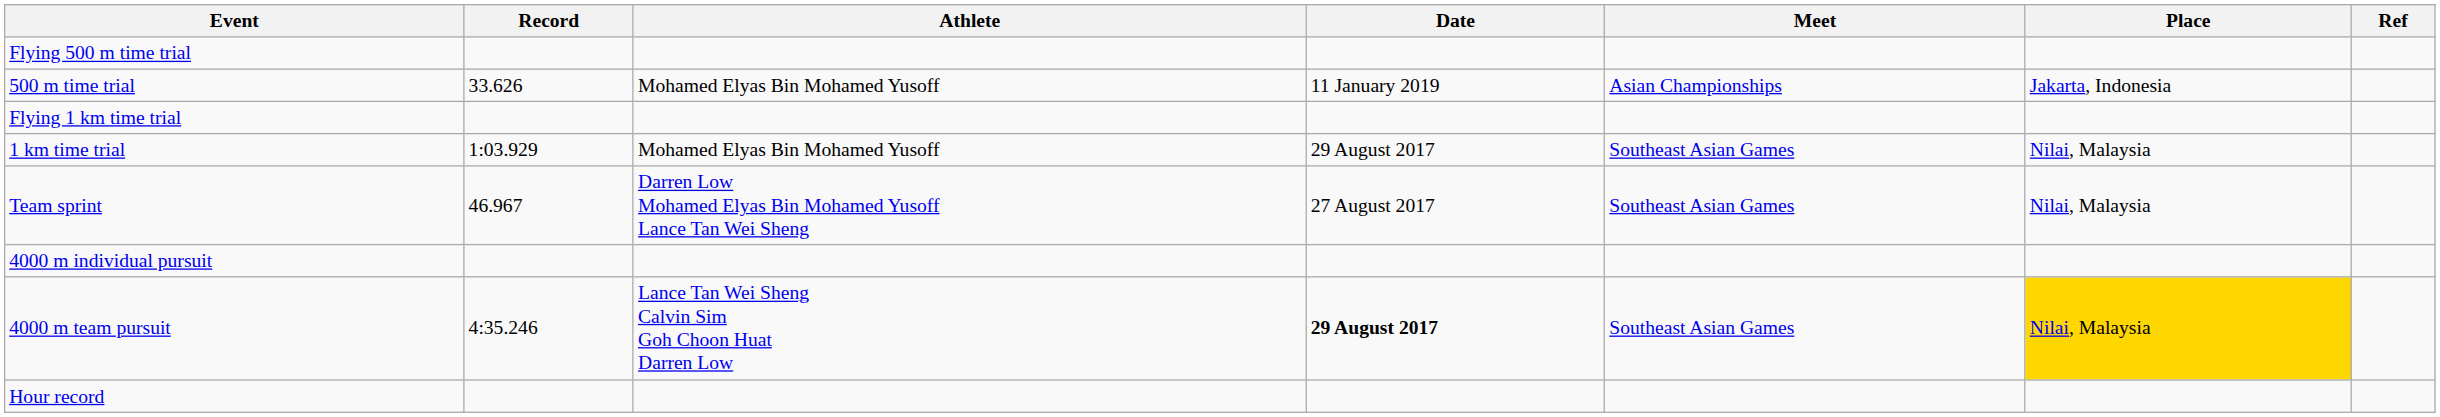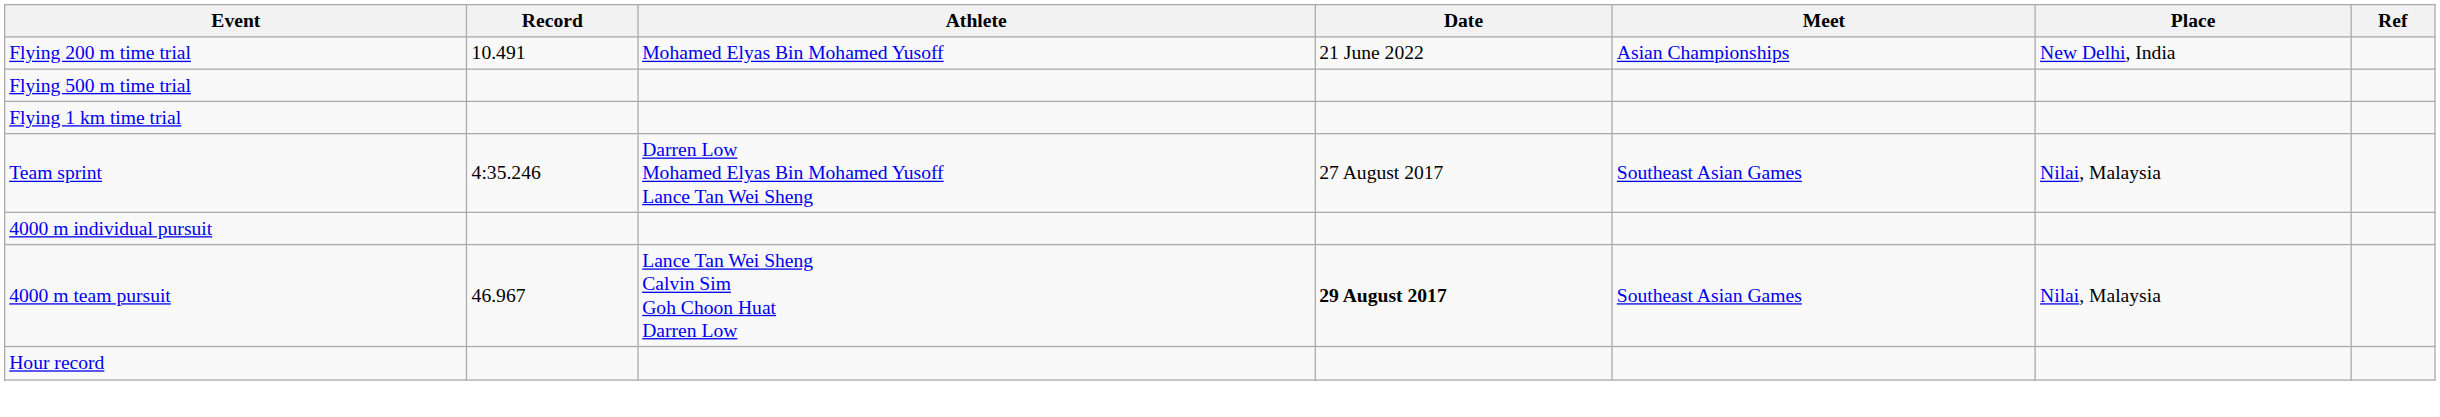+ row: (100, 53)
- row: (72, 85)
- row: (67, 150)
(496, 205) 46.967 -> (506, 173) 4:35.246
(503, 328) 4:35.246 -> (499, 296) 46.967
(2090, 328) gold background -> (2100, 296) no background
